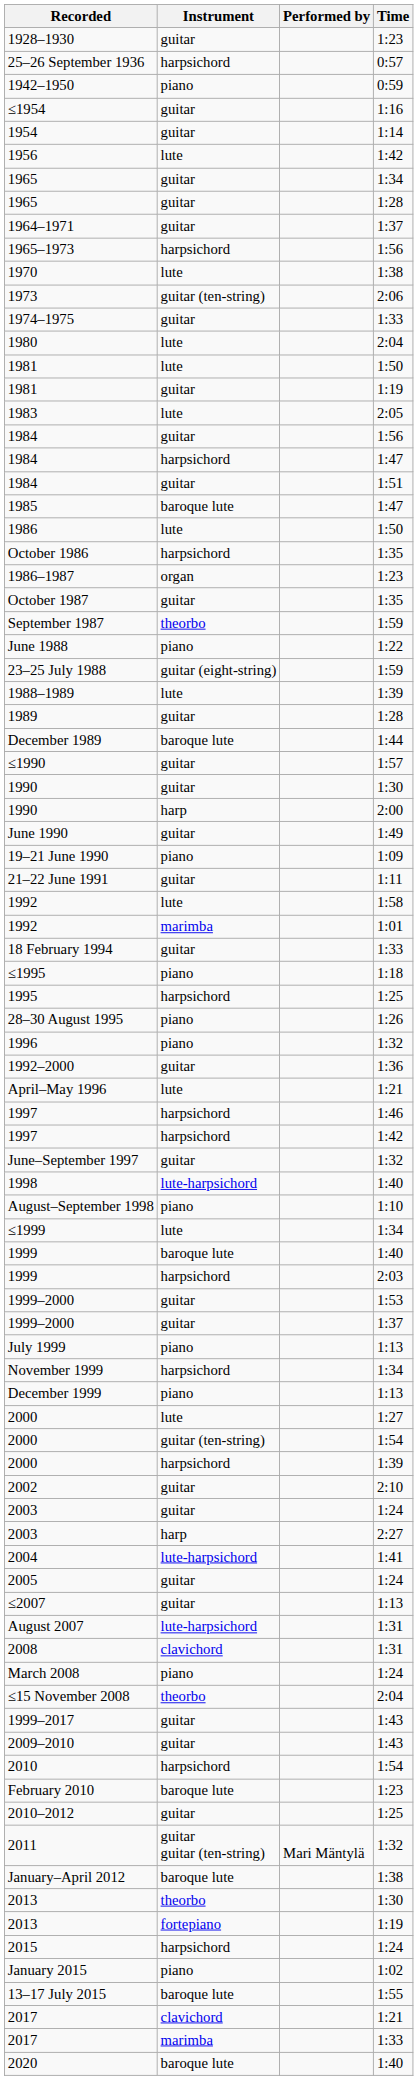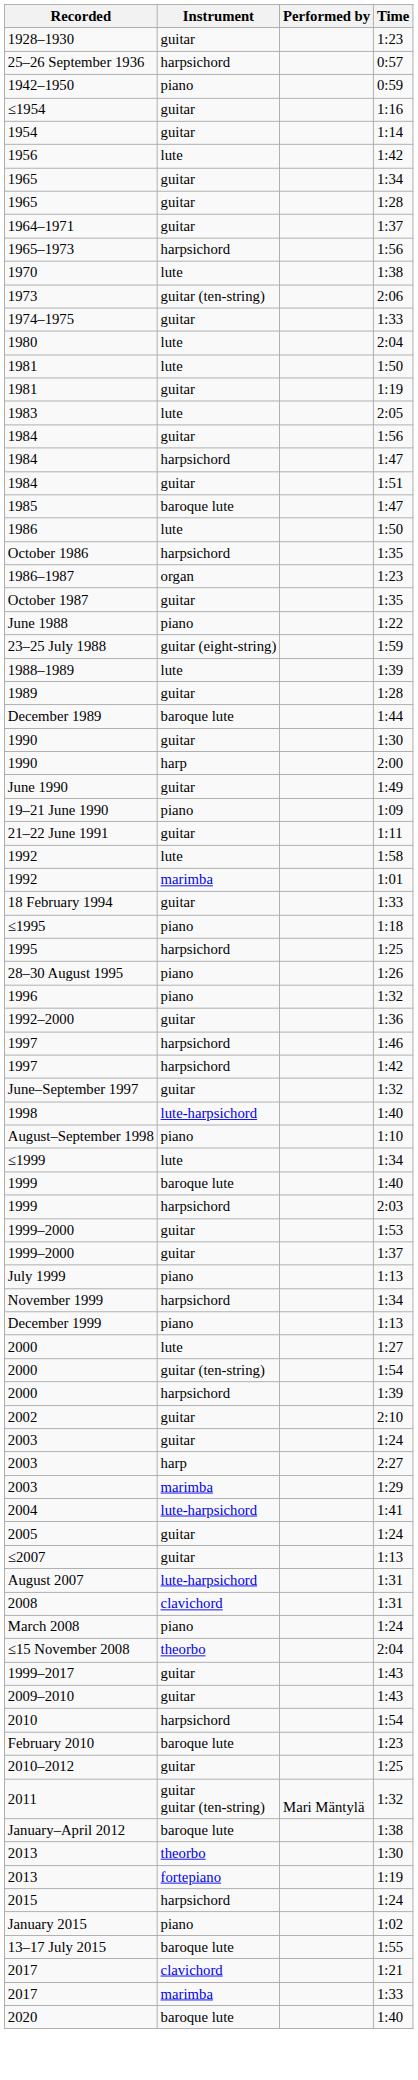- row: (56, 623)
- row: (27, 763)
- row: (57, 1090)
+ row: (23, 1486)
